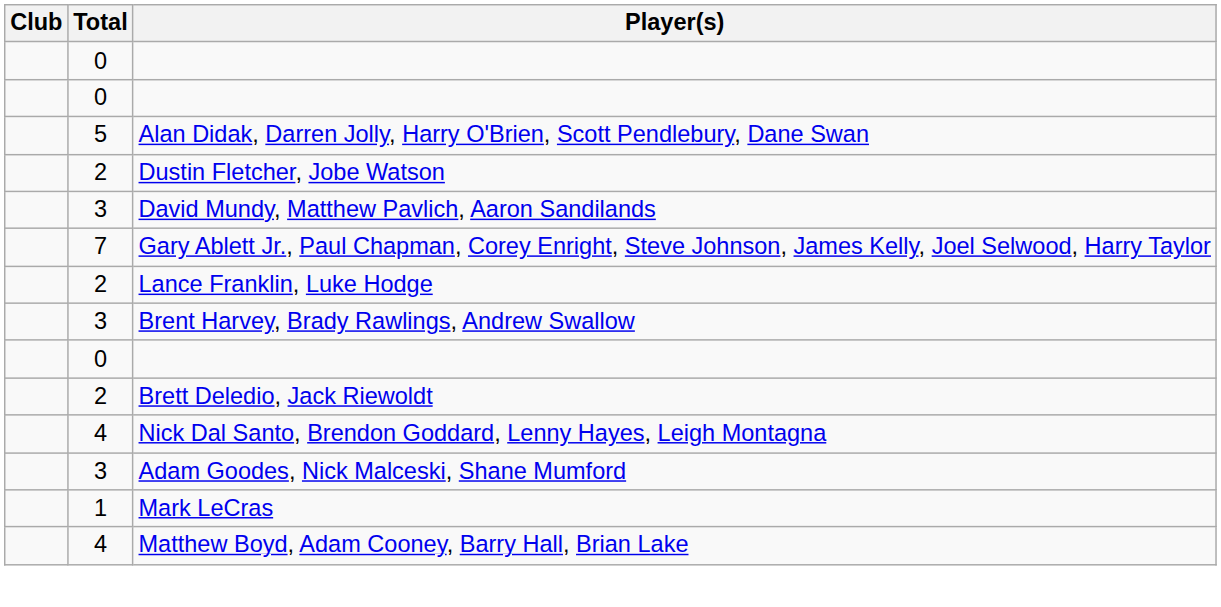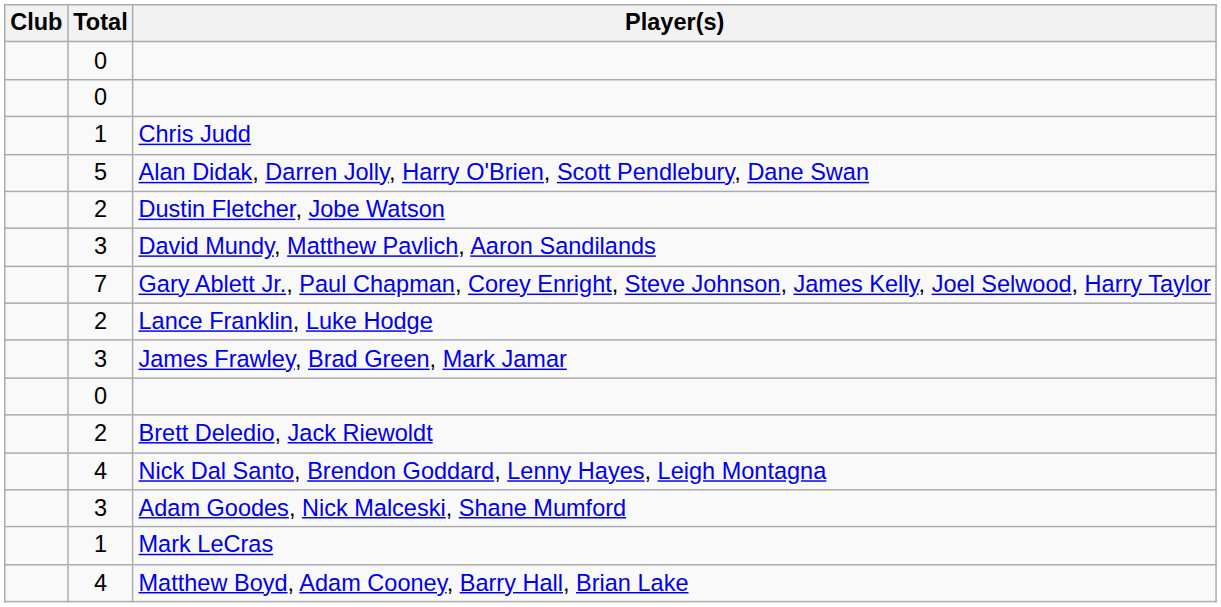+ row: (100, 135)
+ row: (100, 358)
- row: (100, 321)
